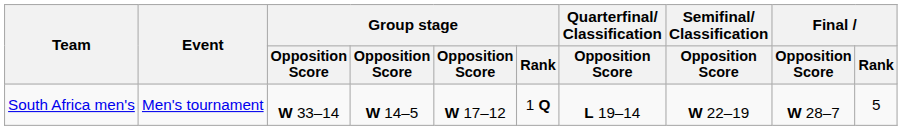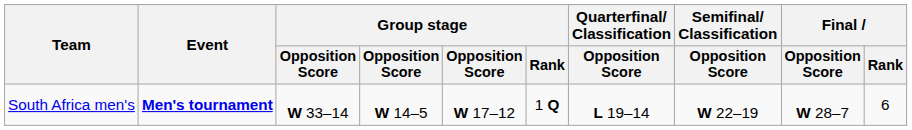(203, 105) normal -> (207, 105) bold
(876, 105) 5 -> (885, 105) 6
